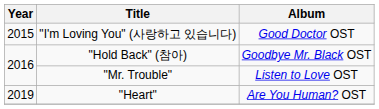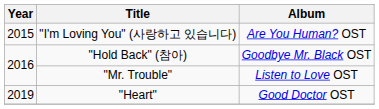(307, 34) Good Doctor OST -> (307, 34) Are You Human? OST
(307, 94) Are You Human? OST -> (307, 94) Good Doctor OST
